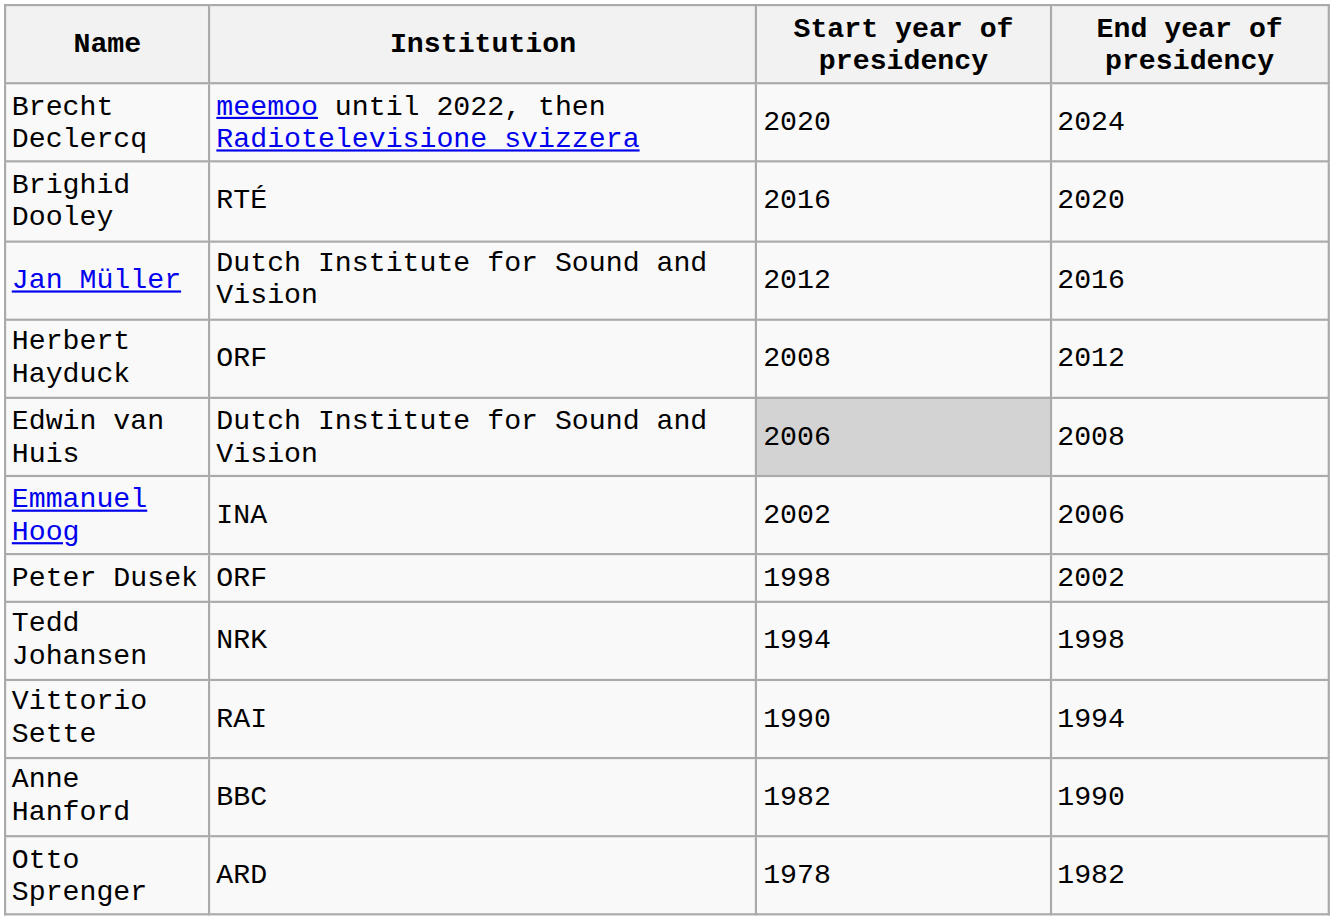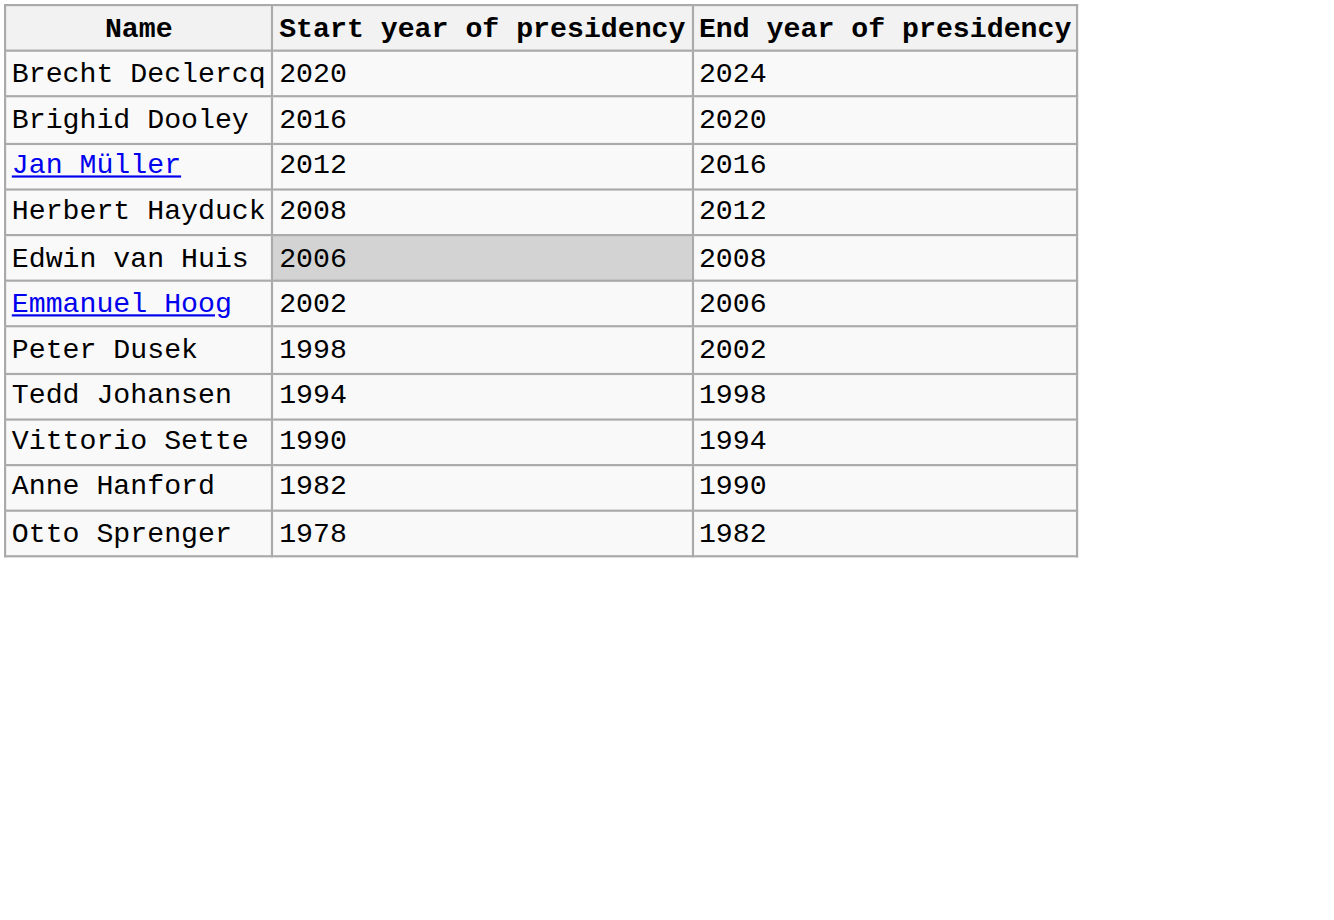- column: (483, 44)
